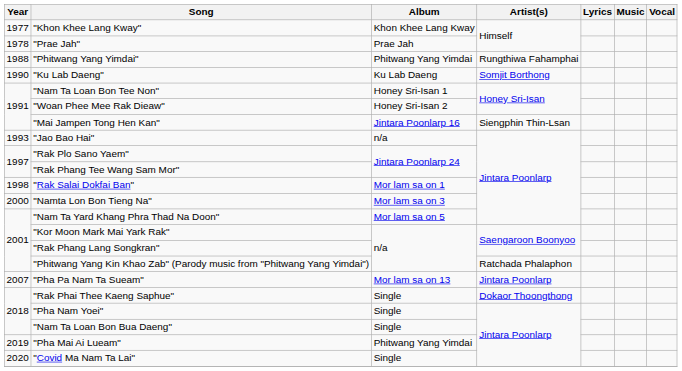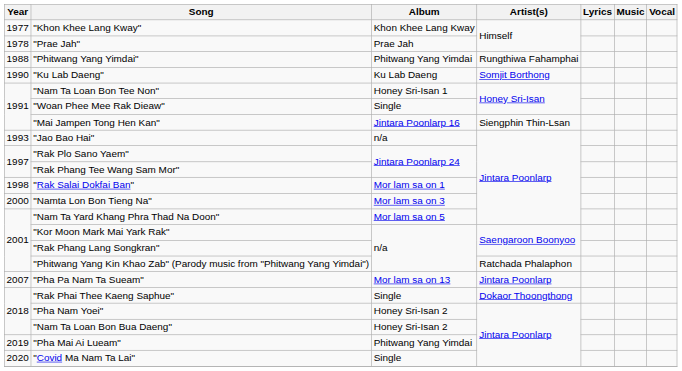(411, 106) Honey Sri-Isan 2 -> (388, 106) Single
(388, 311) Single -> (411, 311) Honey Sri-Isan 2
(388, 327) Single -> (411, 327) Honey Sri-Isan 2
